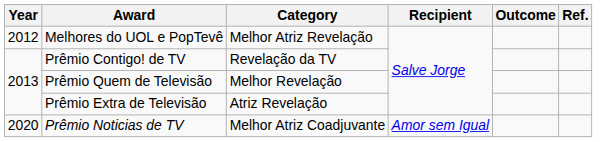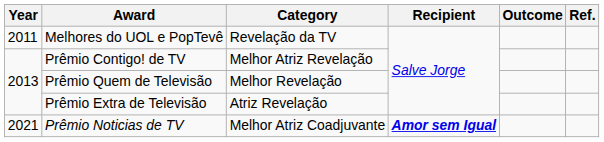(23, 37) 2012 -> (23, 37) 2011
(301, 37) Melhor Atriz Revelação -> (283, 37) Revelação da TV
(283, 59) Revelação da TV -> (301, 59) Melhor Atriz Revelação
(23, 125) 2020 -> (23, 125) 2021
(440, 125) normal -> (444, 125) bold
